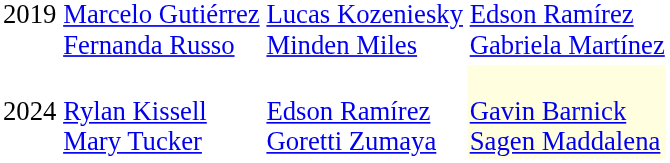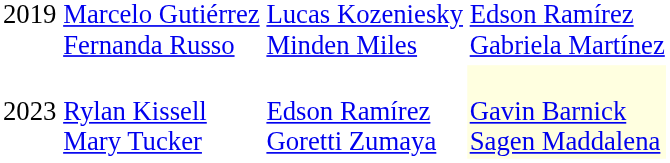(30, 111) 2024 -> (30, 111) 2023
